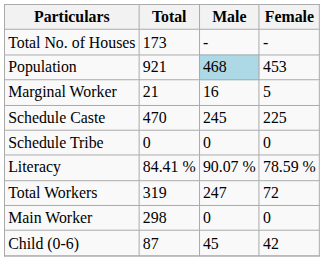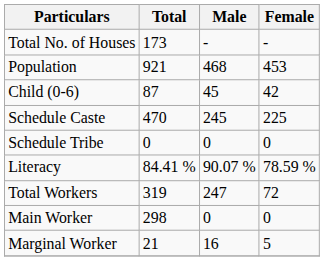(215, 67) lightblue background -> (215, 67) no background
rows swapped: (44, 243) <-> (62, 92)
